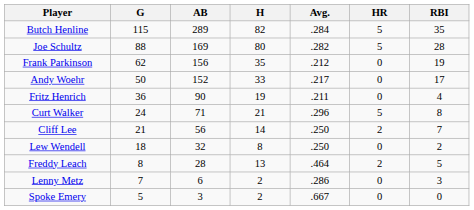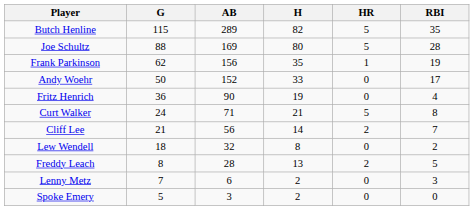- column: (320, 12)
(380, 63) 0 -> (366, 63) 1
